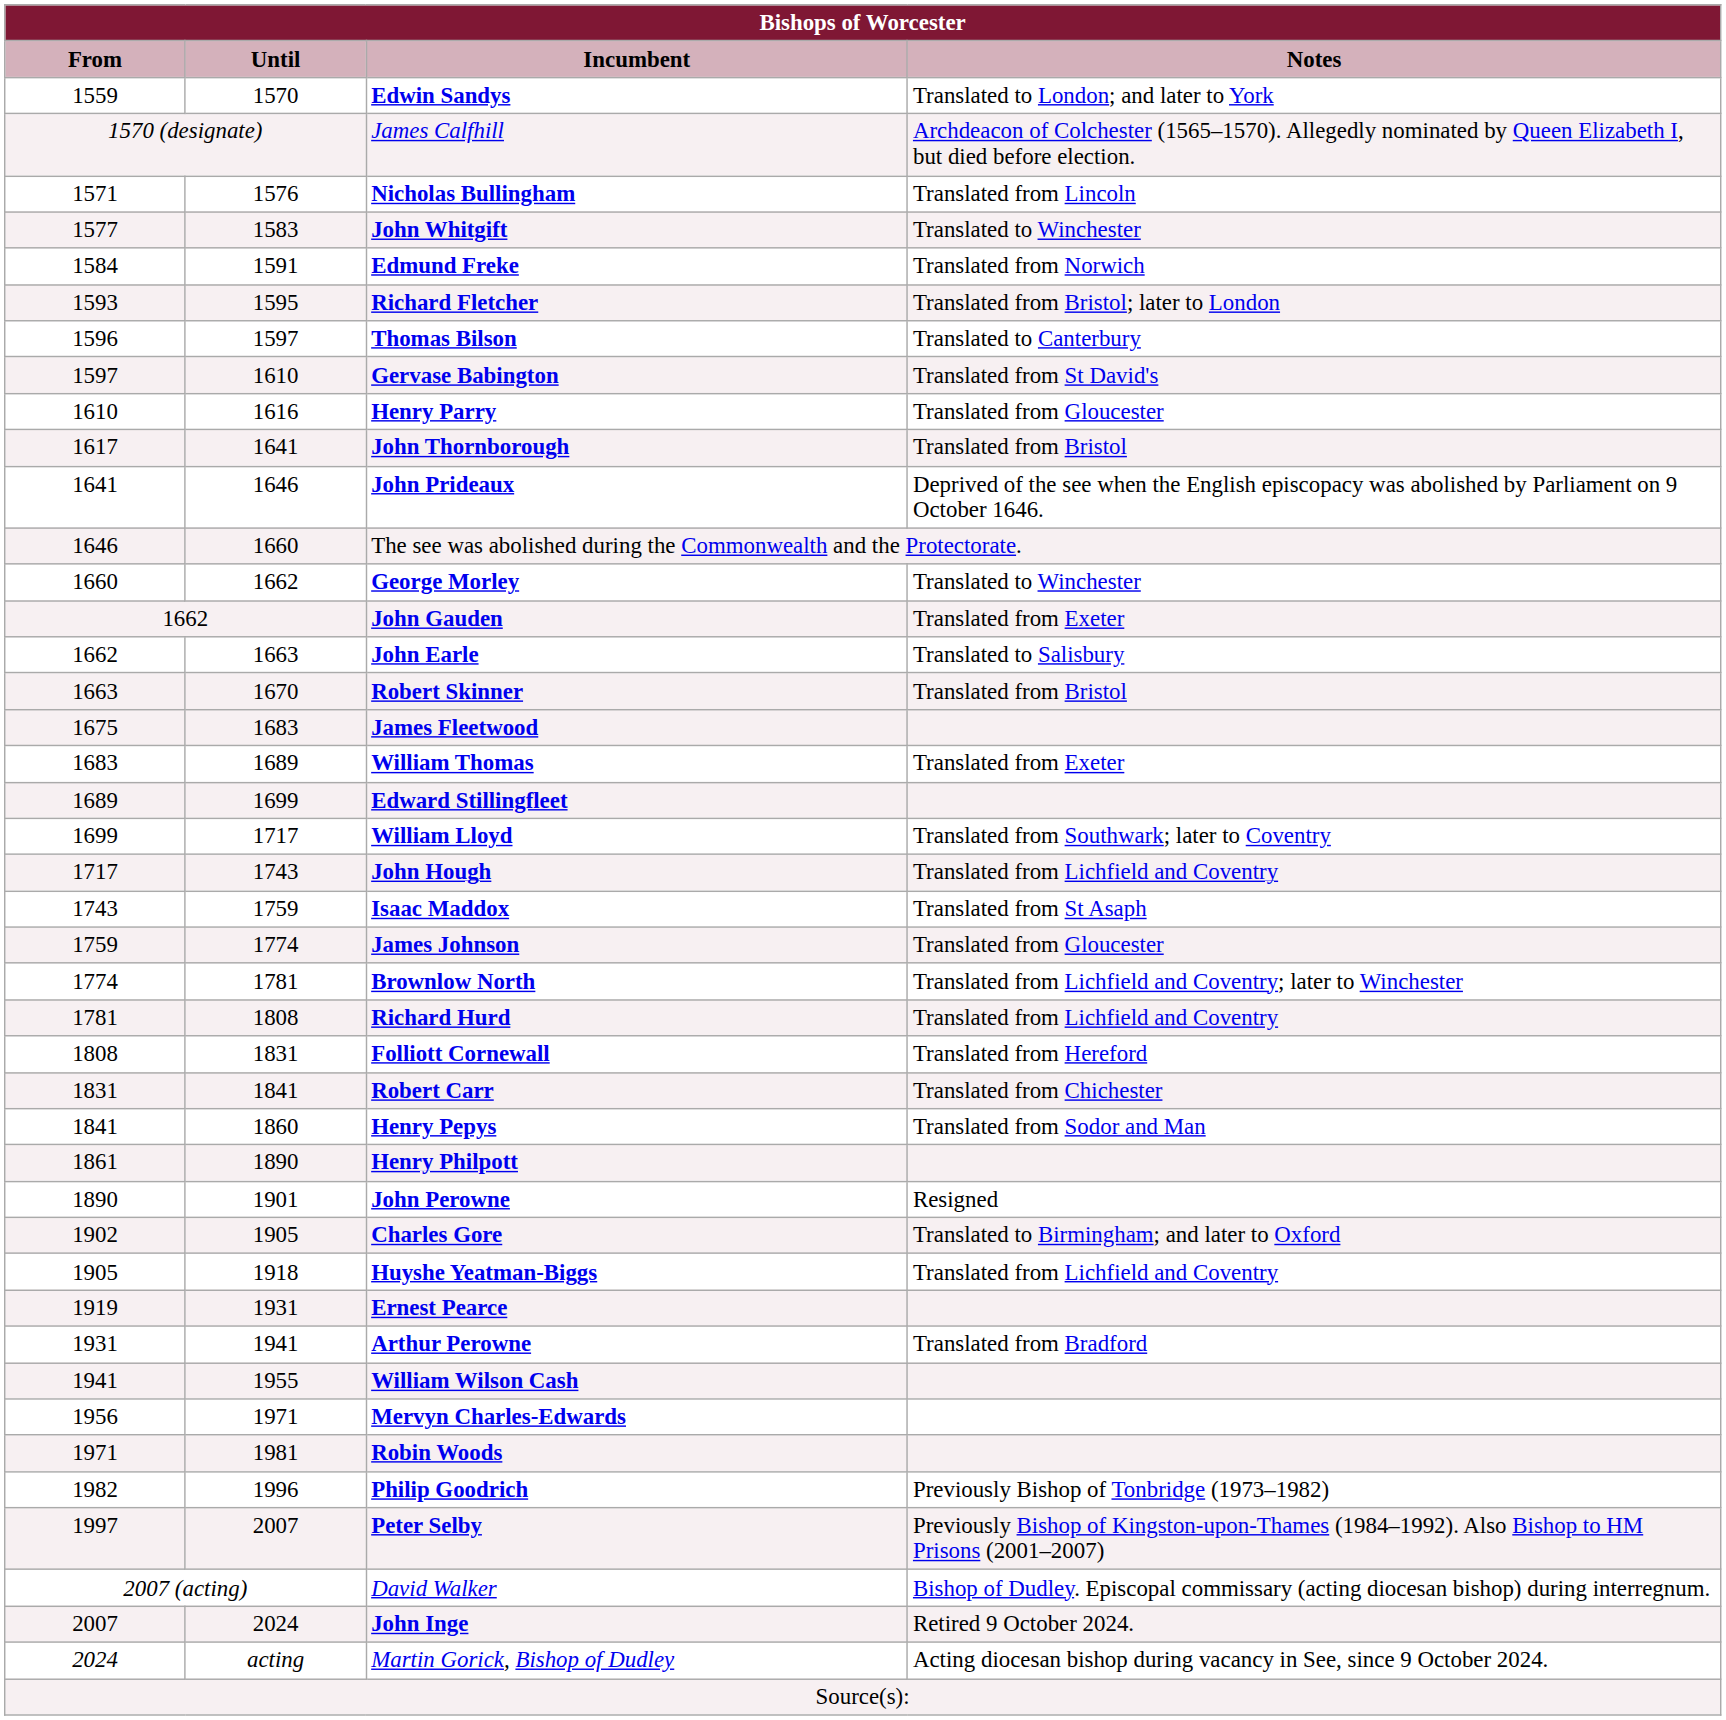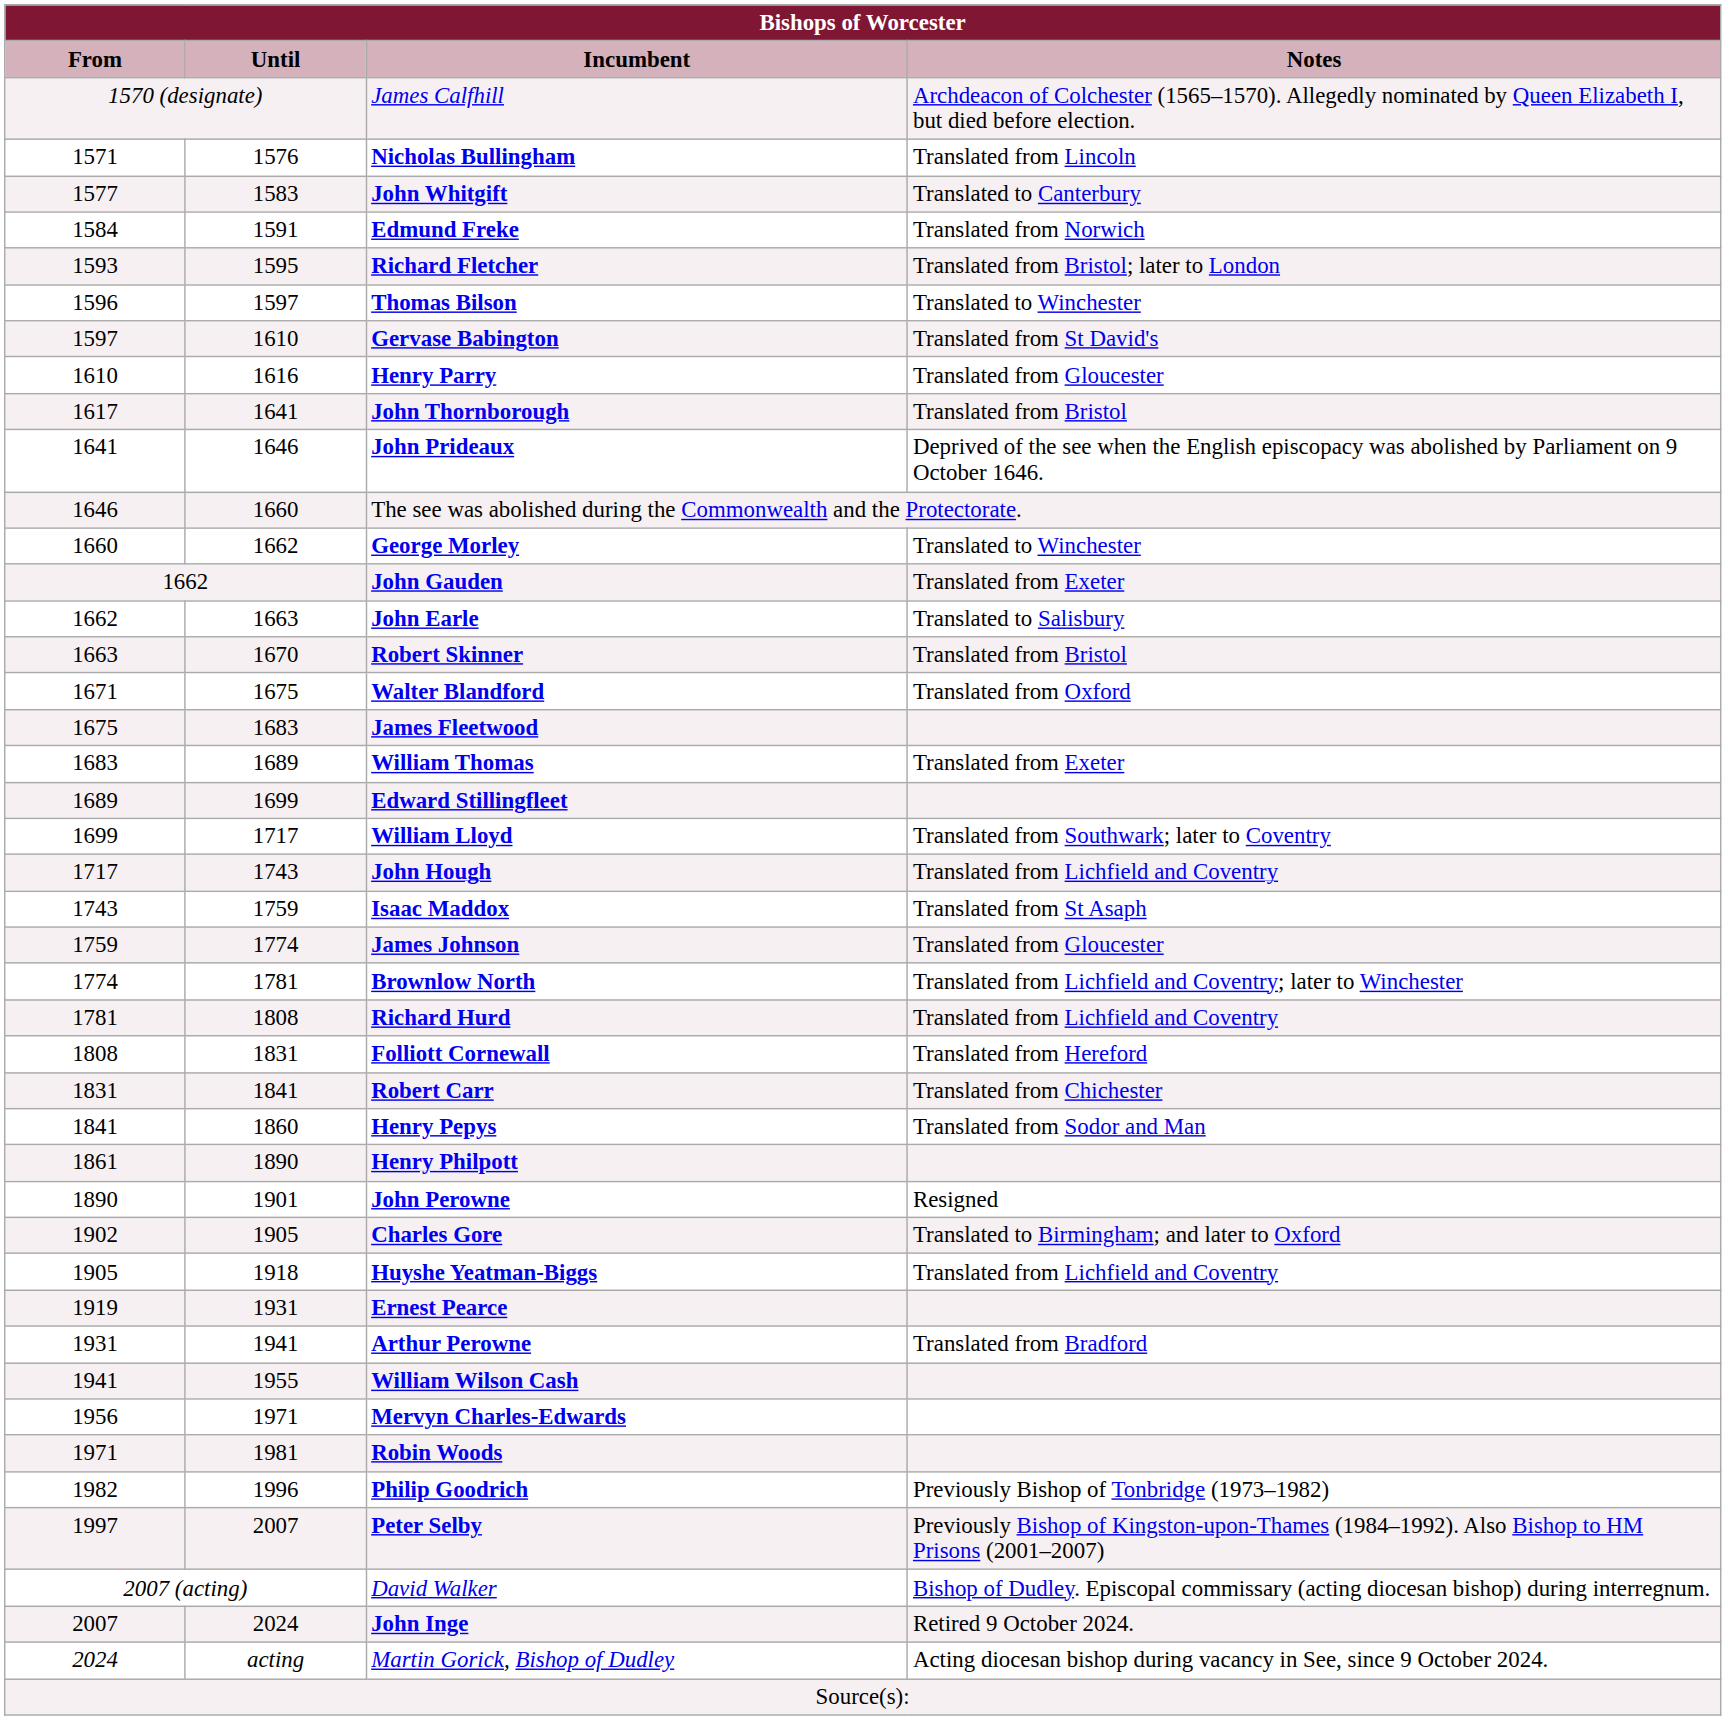- row: (441, 95)
(1027, 229) Translated to Winchester -> (1027, 193) Translated to Canterbury
(1027, 338) Translated to Canterbury -> (1027, 302) Translated to Winchester
+ row: (458, 690)
